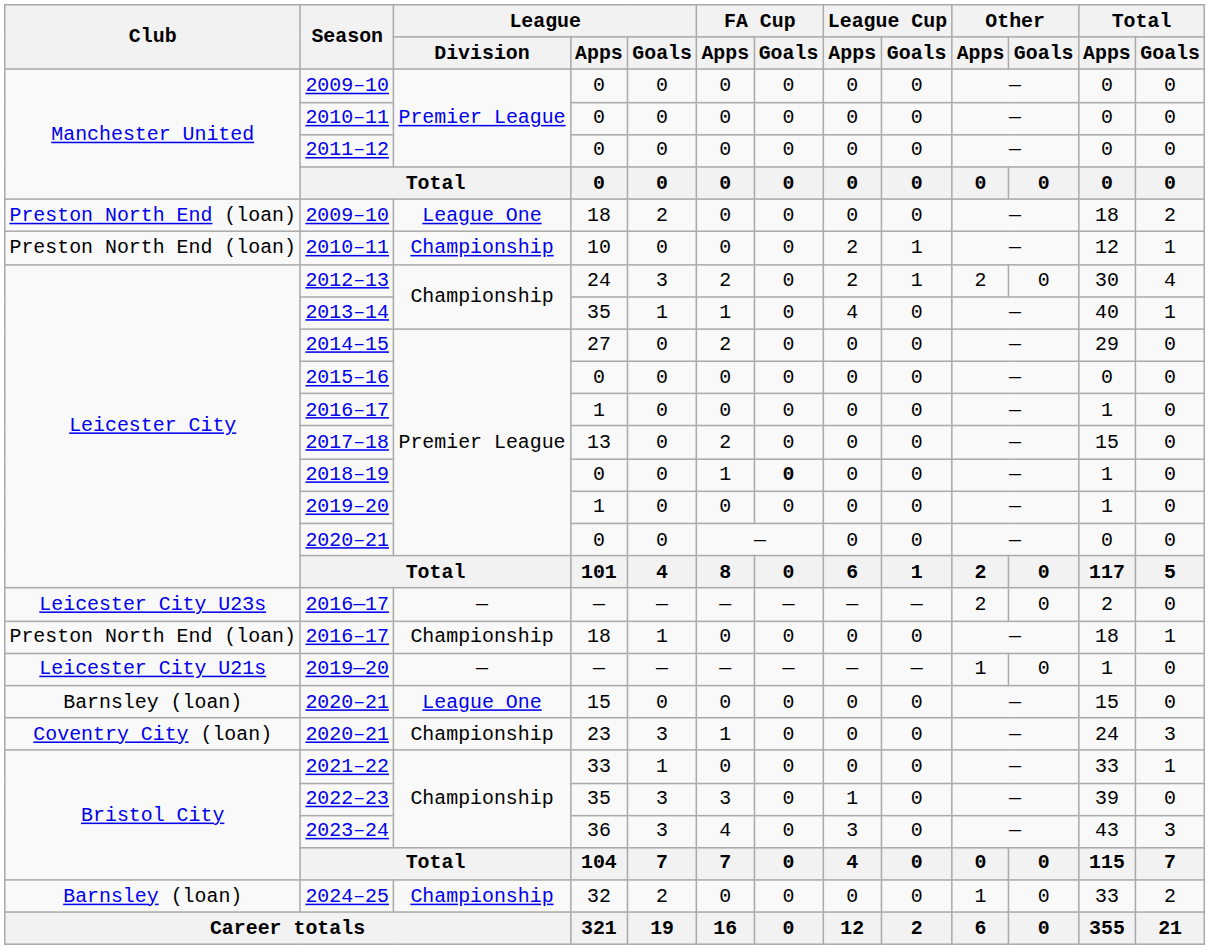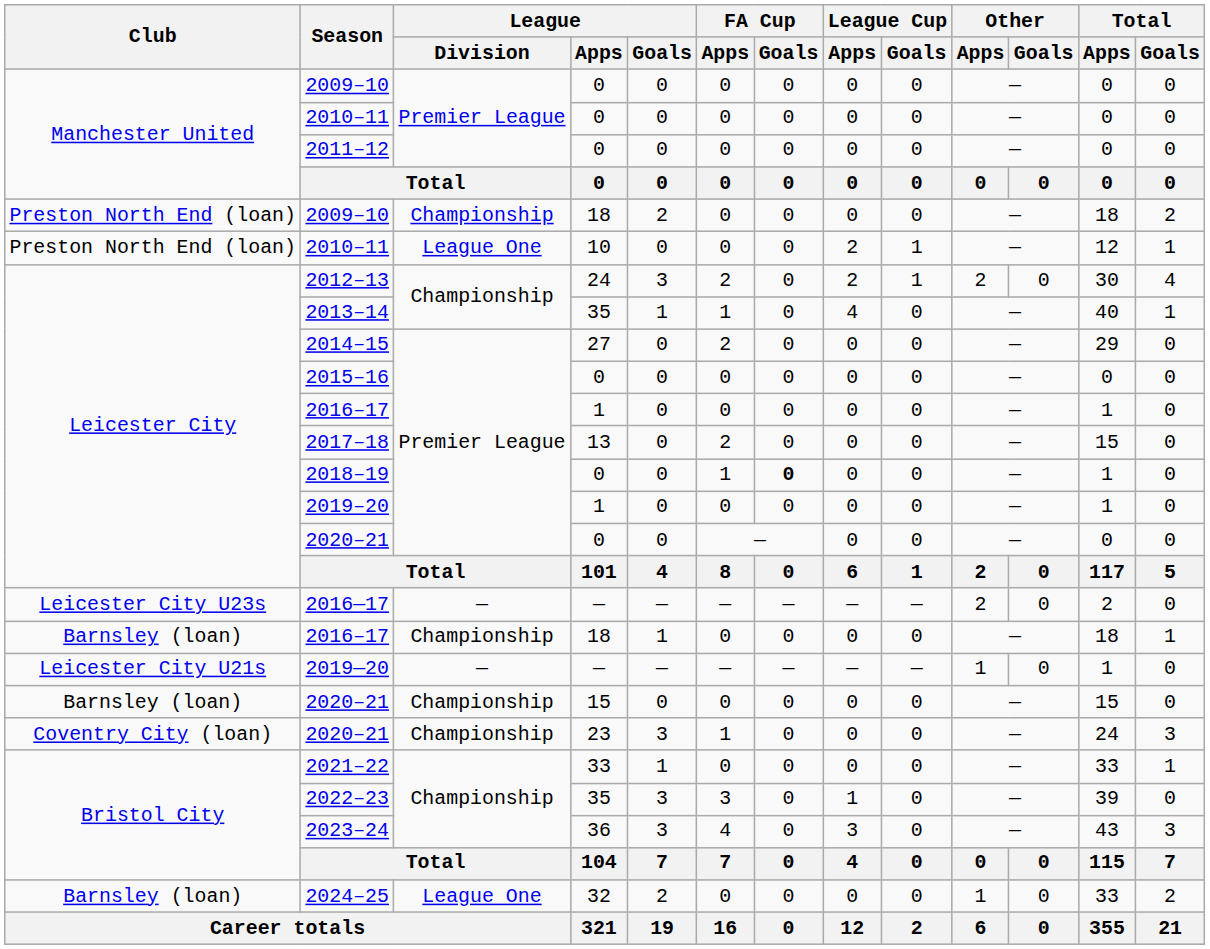(482, 215) League One -> (482, 215) Championship
(482, 248) Championship -> (482, 248) League One
(153, 637) Preston North End (loan) -> (153, 637) Barnsley (loan)
(482, 702) League One -> (482, 702) Championship
(482, 896) Championship -> (482, 896) League One
